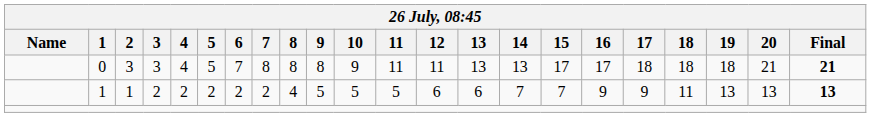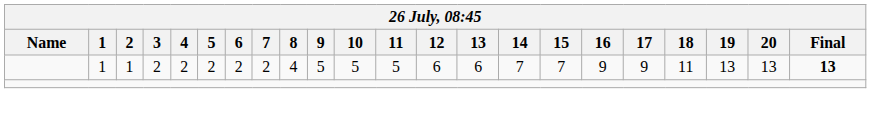- row: (102, 67)
